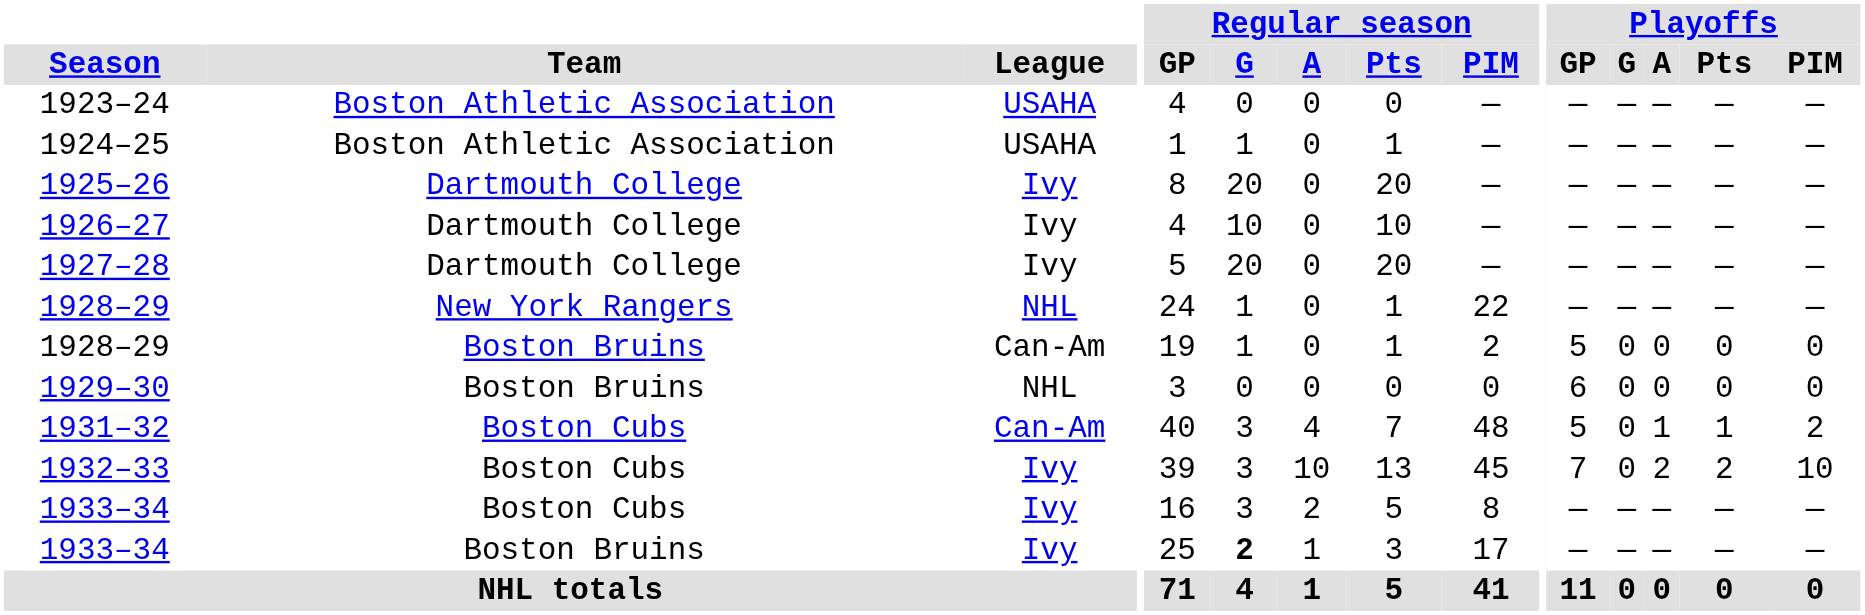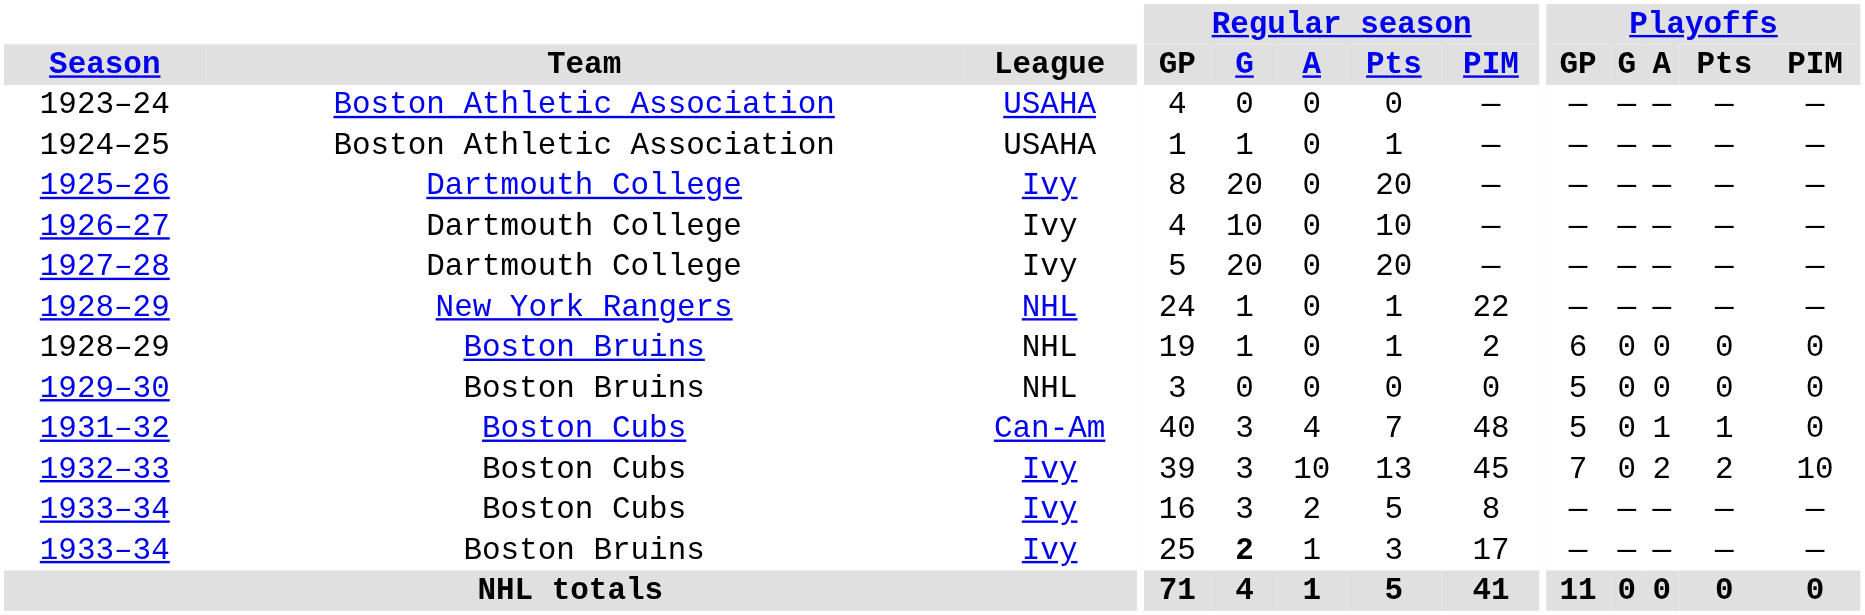(1050, 348) Can-Am -> (1050, 348) NHL
(1578, 348) 5 -> (1578, 348) 6
(1578, 388) 6 -> (1578, 388) 5
(1815, 429) 2 -> (1815, 429) 0
